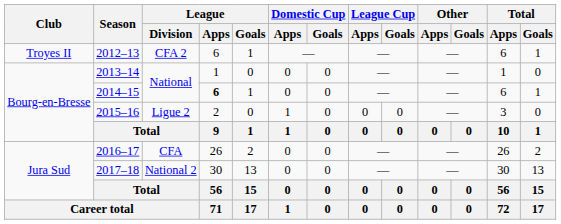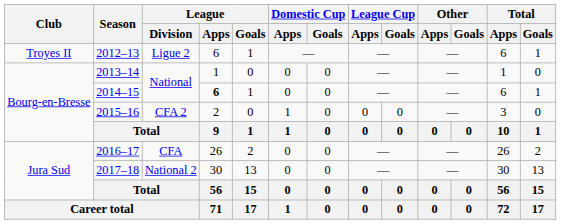(171, 53) CFA 2 -> (171, 53) Ligue 2
(171, 111) Ligue 2 -> (171, 111) CFA 2
